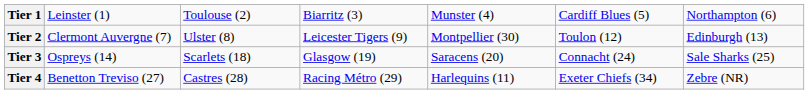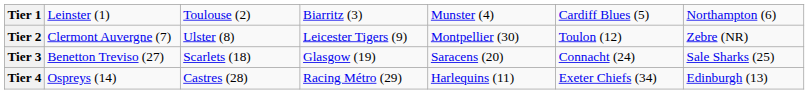(727, 36) Edinburgh (13) -> (717, 36) Zebre (NR)
(82, 57) Ospreys (14) -> (106, 57) Benetton Treviso (27)
(106, 78) Benetton Treviso (27) -> (82, 78) Ospreys (14)
(717, 78) Zebre (NR) -> (727, 78) Edinburgh (13)
